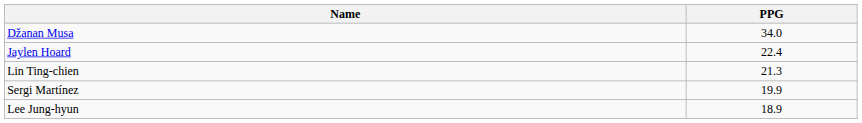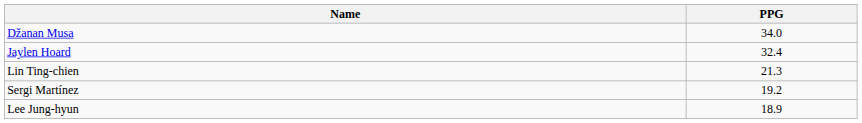(772, 52) 22.4 -> (772, 52) 32.4
(772, 90) 19.9 -> (772, 90) 19.2
